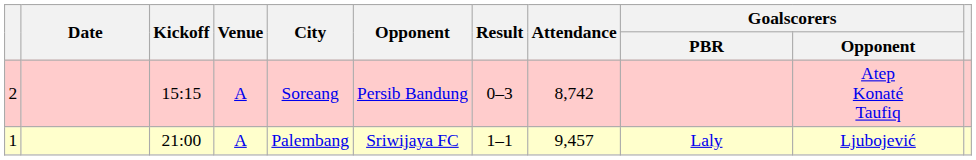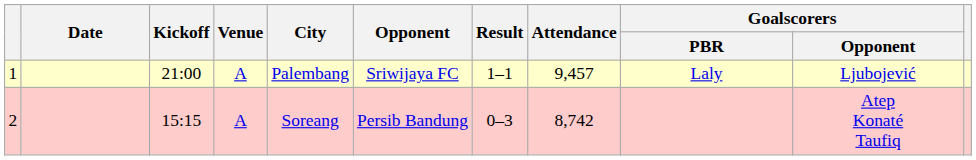rows swapped: (13, 140) <-> (13, 93)
